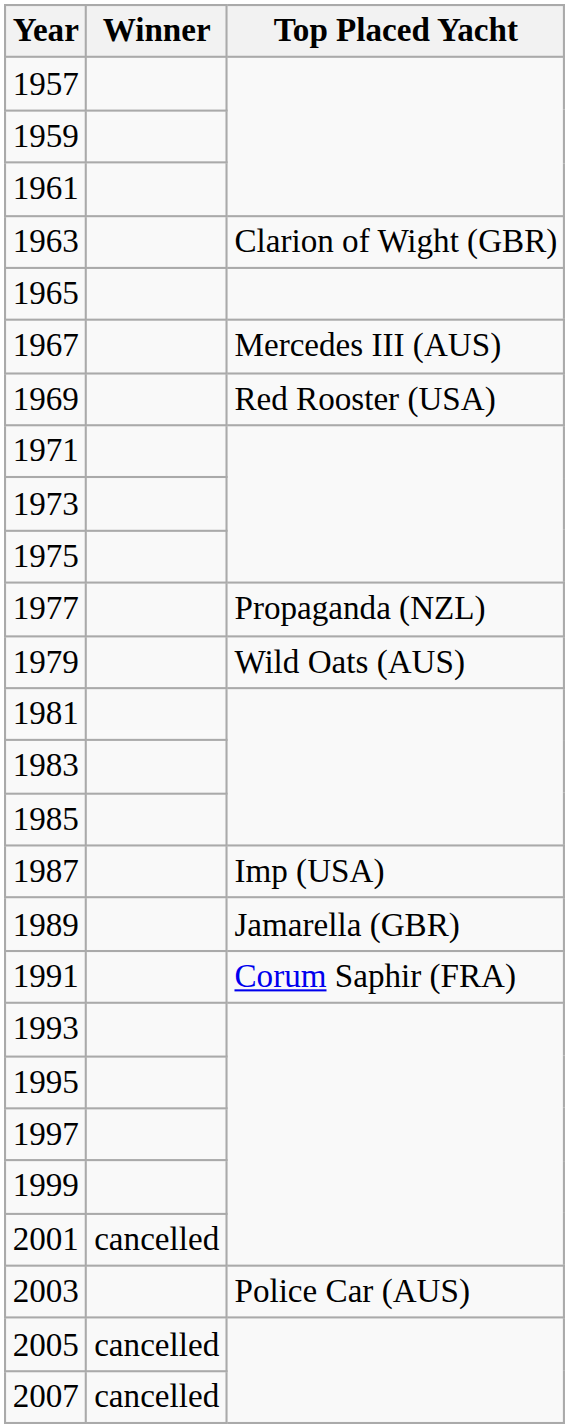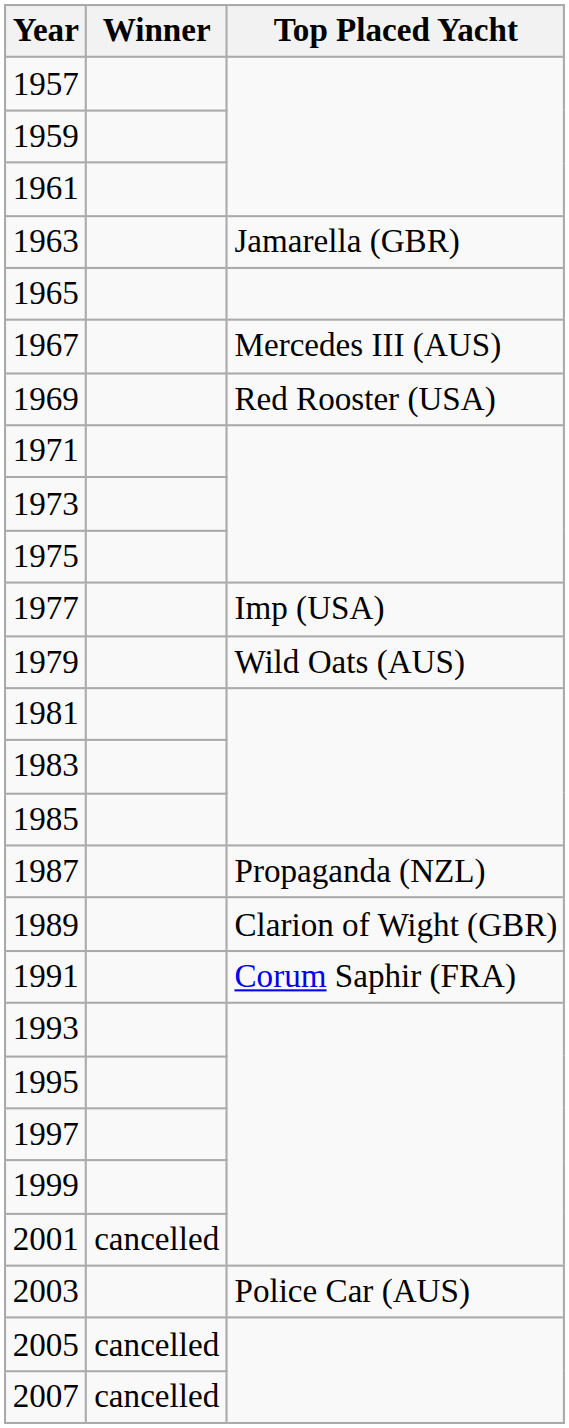(396, 240) Clarion of Wight (GBR) -> (347, 240) Jamarella (GBR)
(360, 608) Propaganda (NZL) -> (309, 608) Imp (USA)
(309, 871) Imp (USA) -> (360, 871) Propaganda (NZL)
(347, 923) Jamarella (GBR) -> (396, 923) Clarion of Wight (GBR)
